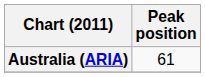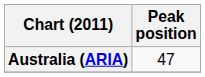(166, 59) 61 -> (166, 59) 47
